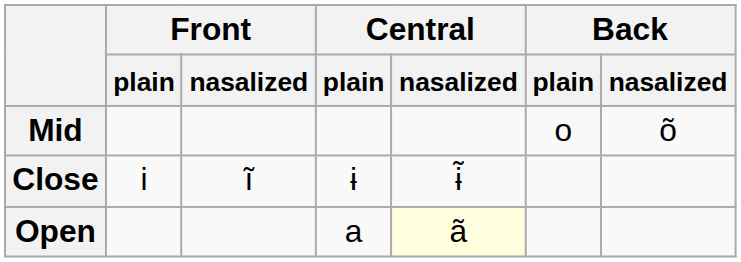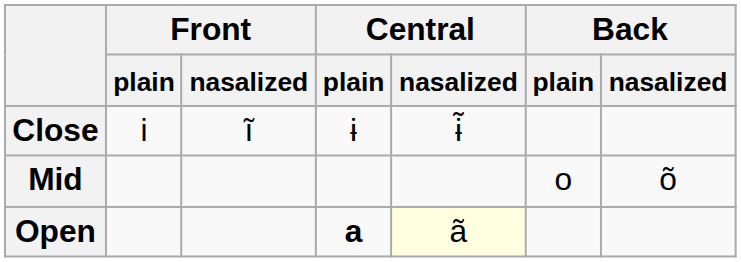rows swapped: (55, 180) <-> (55, 130)
(354, 230) normal -> (354, 230) bold
